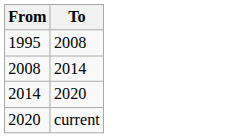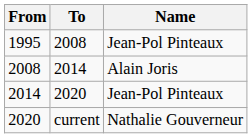+ column: (175, 17)
